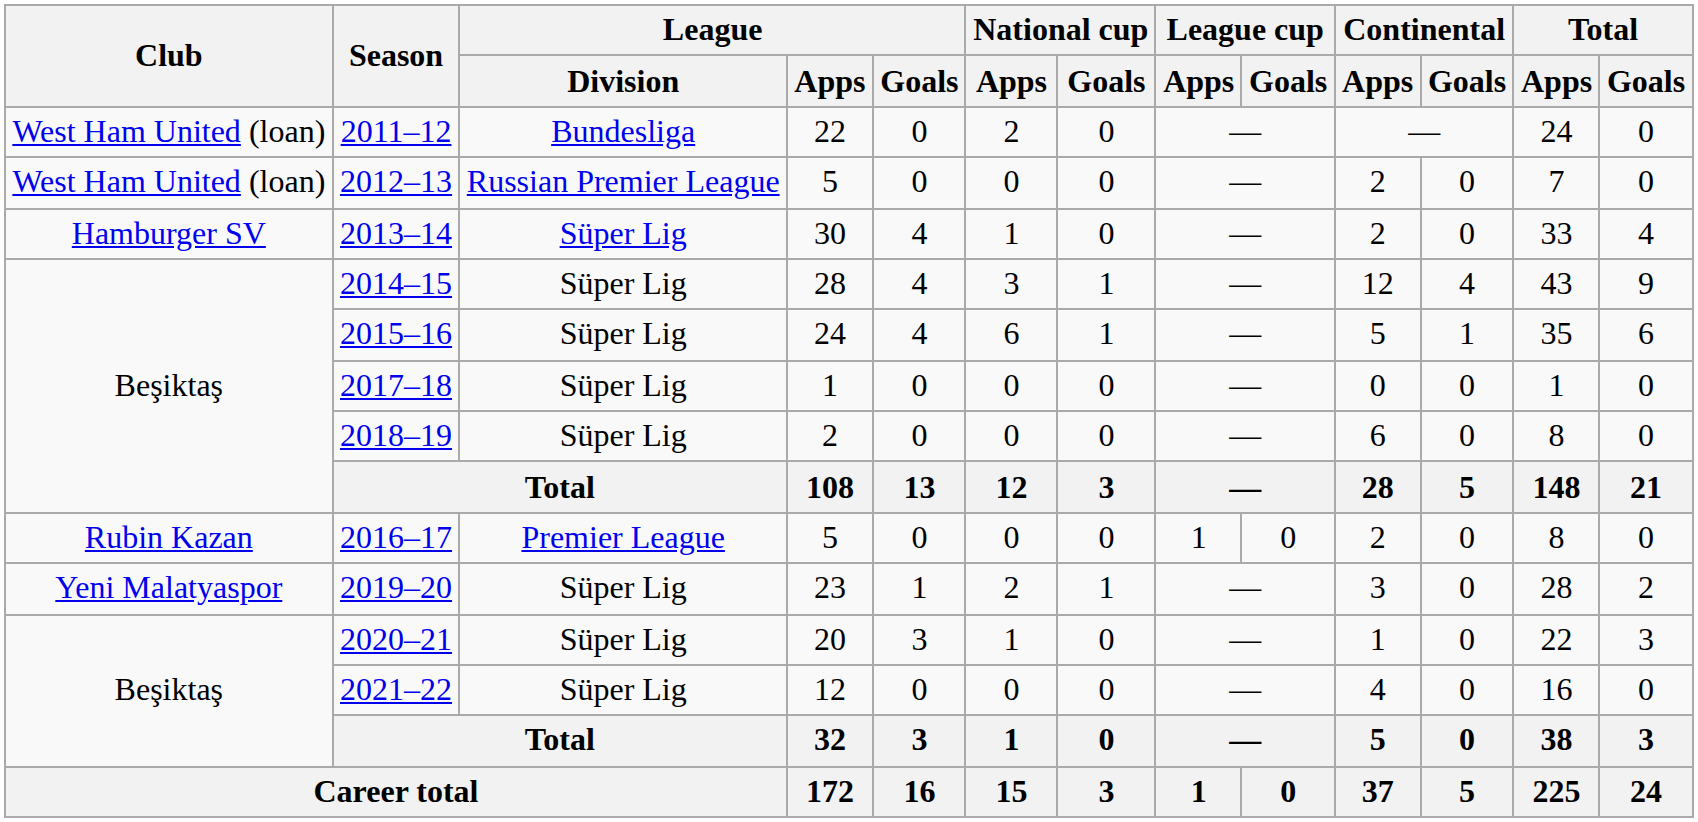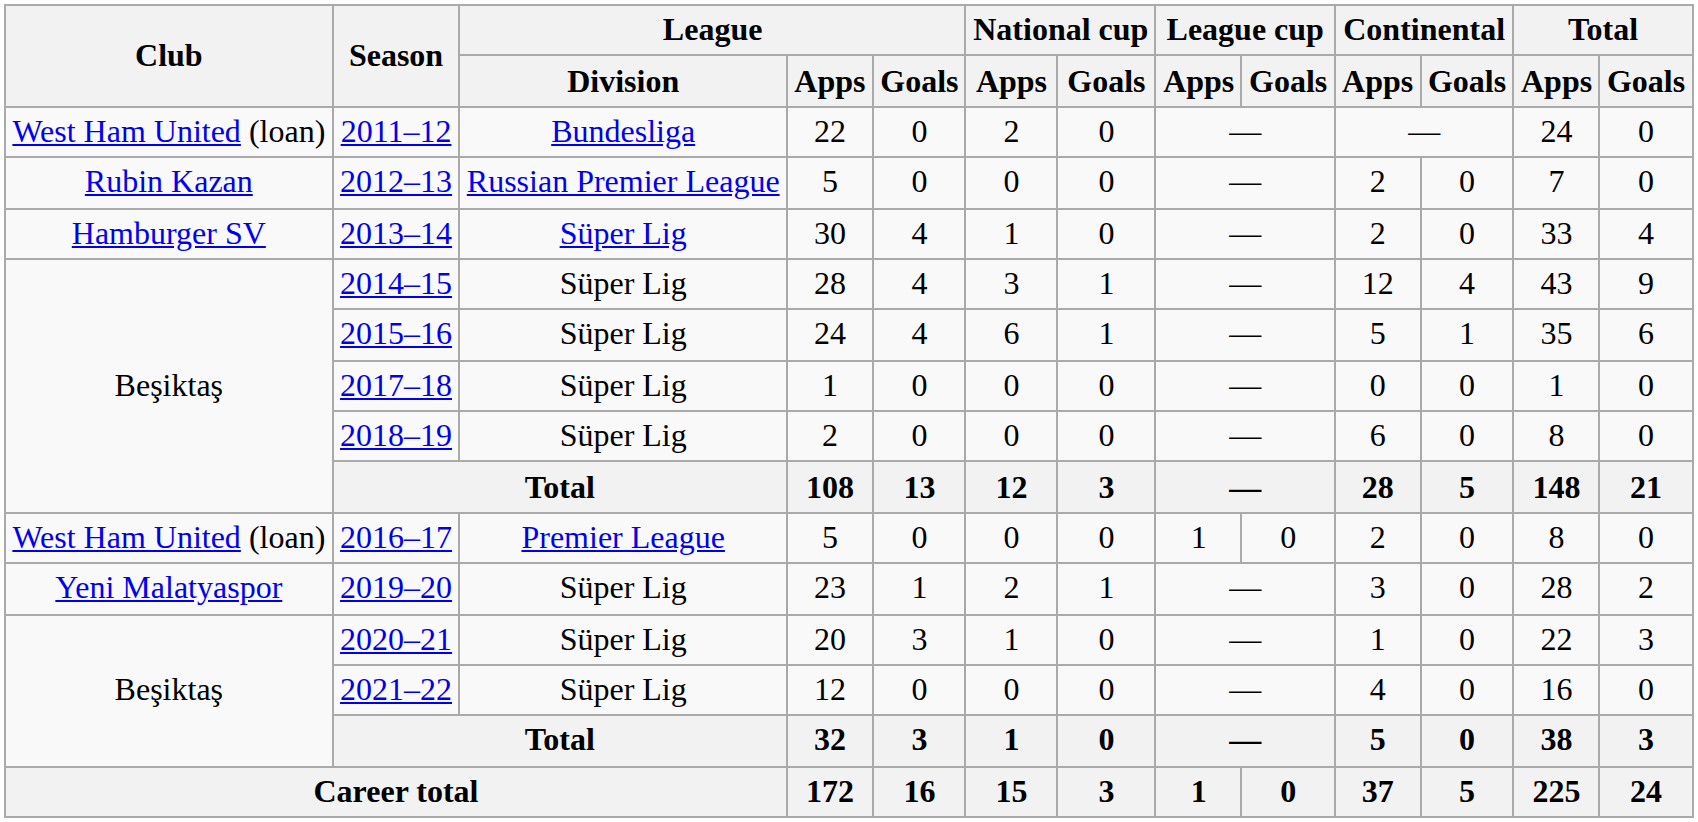(169, 182) West Ham United (loan) -> (169, 182) Rubin Kazan
(169, 537) Rubin Kazan -> (169, 537) West Ham United (loan)
